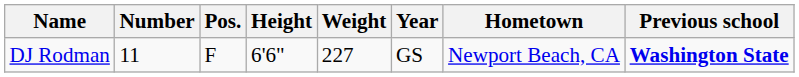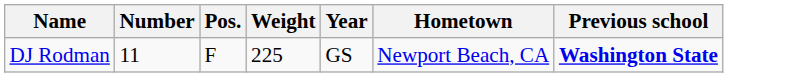- column: (282, 21)
(338, 54) 227 -> (267, 54) 225
